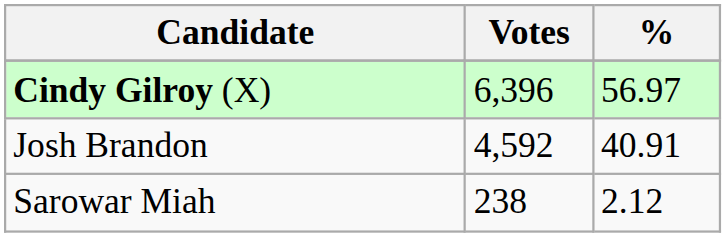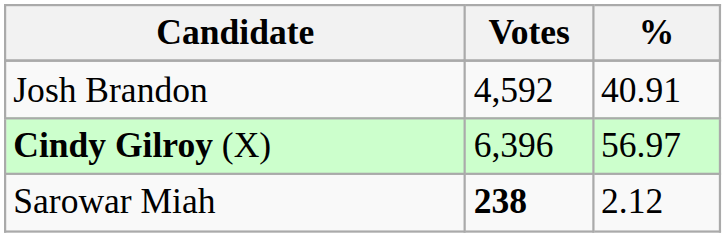rows swapped: (142, 88) <-> (110, 145)
(500, 201) normal -> (500, 201) bold
